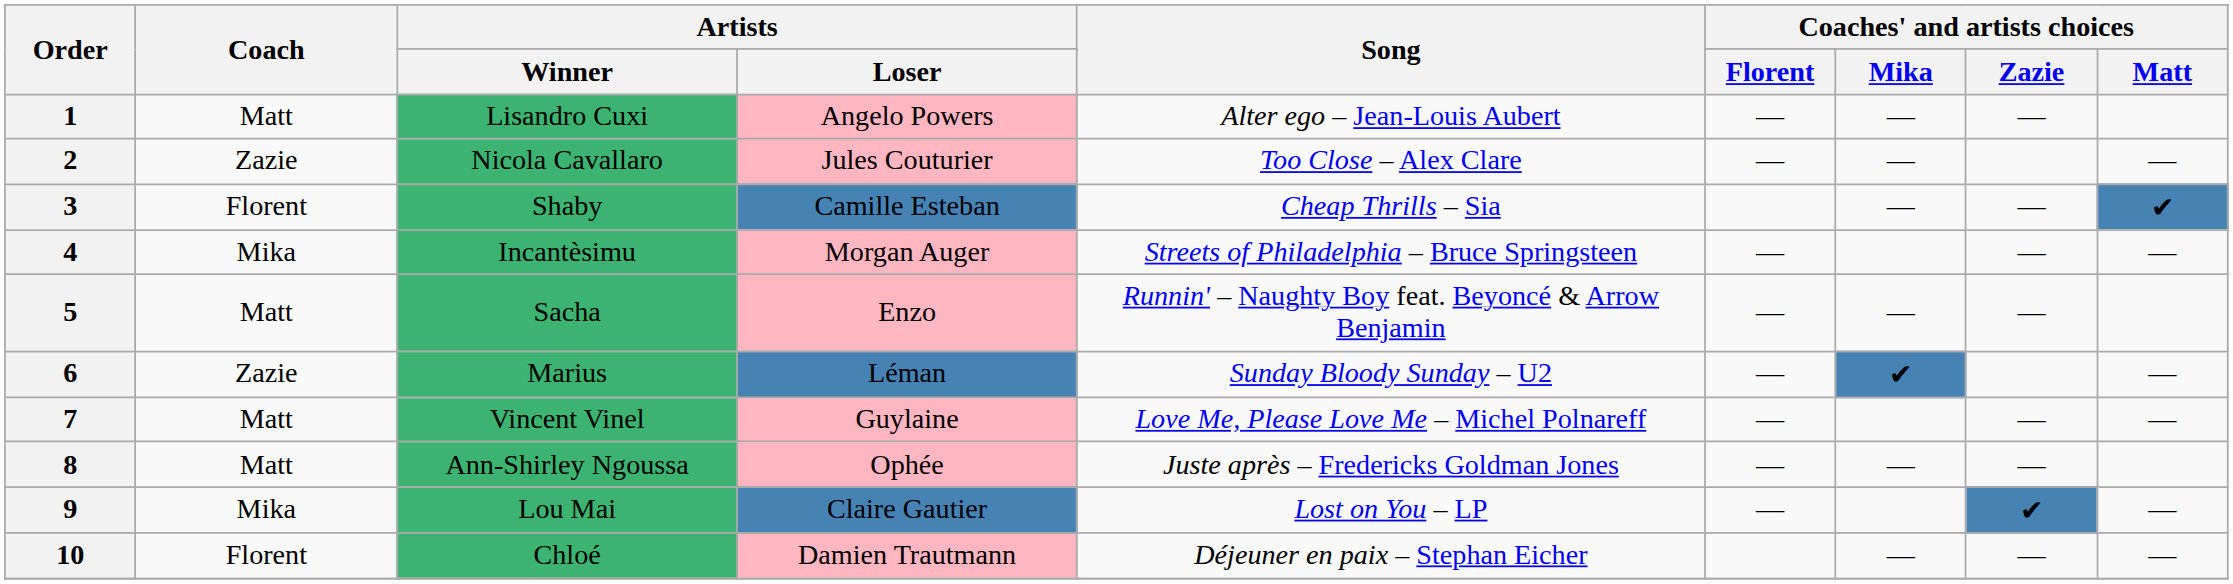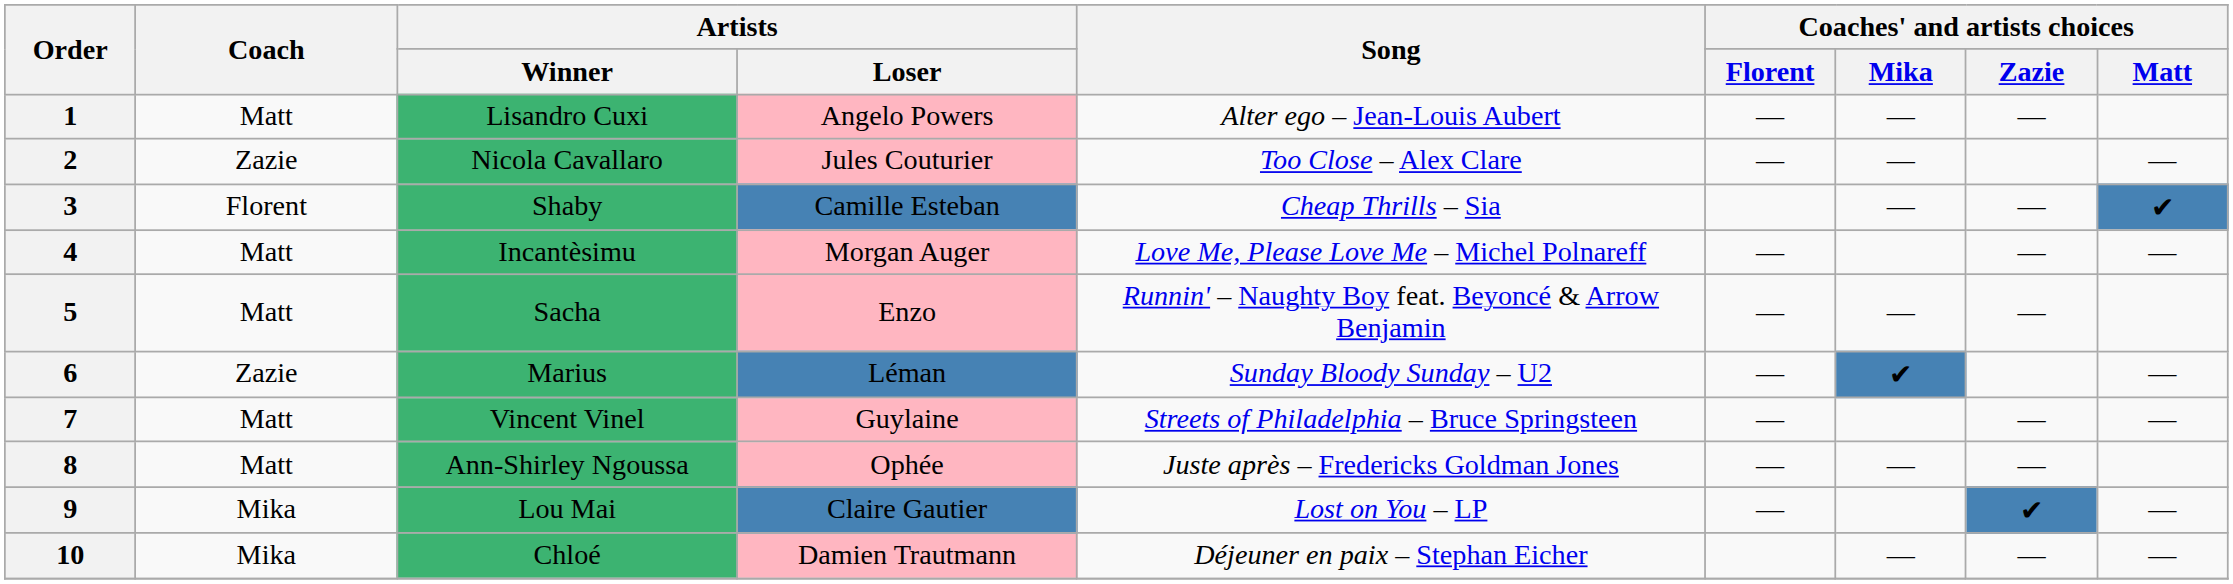(266, 251) Mika -> (266, 251) Matt
(1391, 251) Streets of Philadelphia – Bruce Springsteen -> (1391, 251) Love Me, Please Love Me – Michel Polnareff
(1391, 419) Love Me, Please Love Me – Michel Polnareff -> (1391, 419) Streets of Philadelphia – Bruce Springsteen
(266, 555) Florent -> (266, 555) Mika
